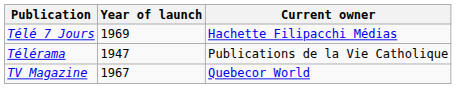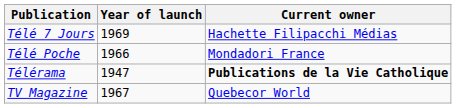+ row: (44, 54)
(328, 54) normal -> (328, 73) bold
